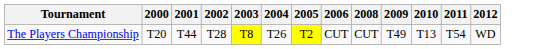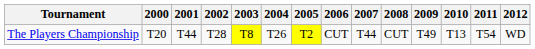+ column: (366, 14)
